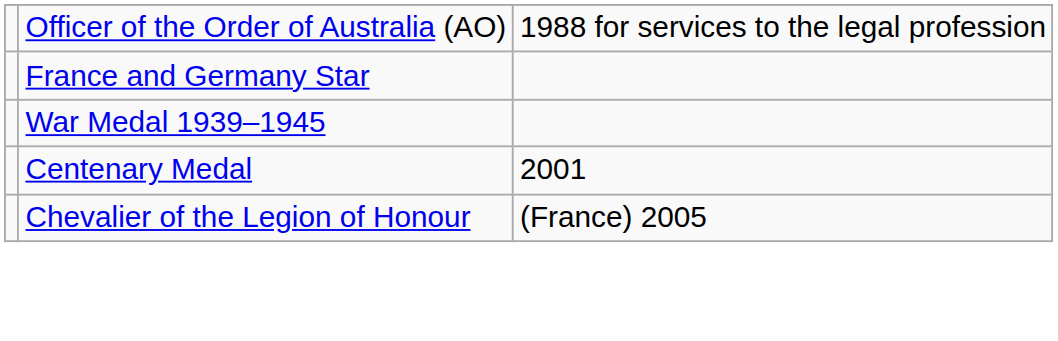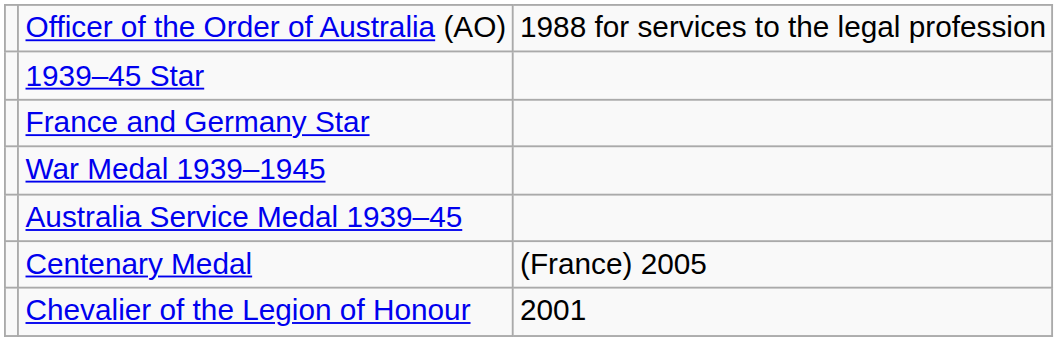+ row: (115, 75)
+ row: (244, 216)
(553, 169) 2001 -> (613, 264) (France) 2005
(613, 216) (France) 2005 -> (553, 311) 2001
